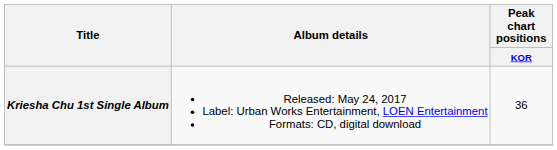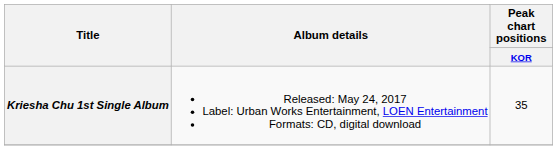(521, 105) 36 -> (521, 105) 35
